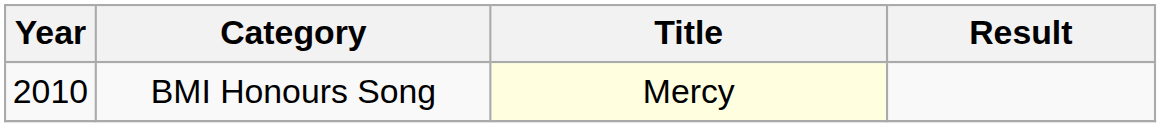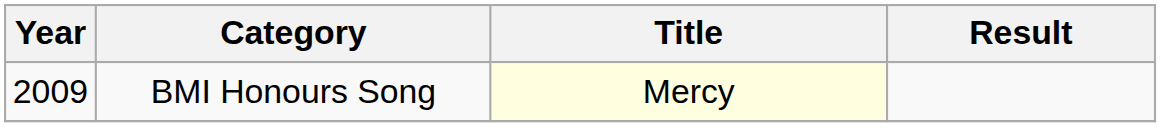(50, 91) 2010 -> (50, 91) 2009
